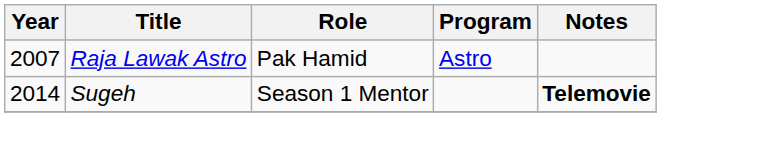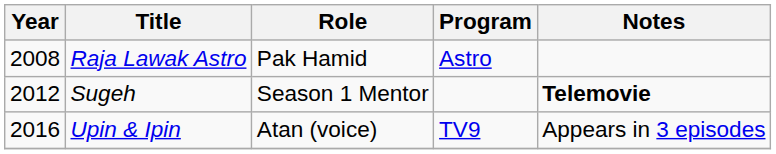(35, 58) 2007 -> (35, 58) 2008
(35, 93) 2014 -> (35, 93) 2012
+ row: (126, 129)
